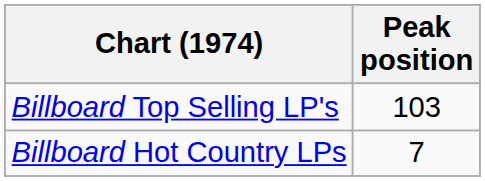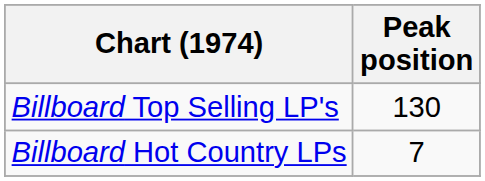(417, 106) 103 -> (417, 106) 130
